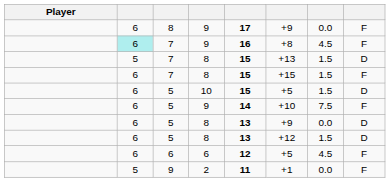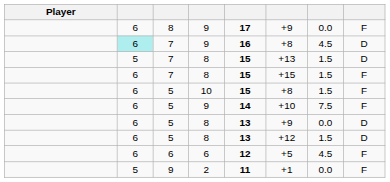(364, 43) F -> (364, 43) D
(287, 91) +5 -> (287, 91) +8
(364, 91) D -> (364, 91) F
